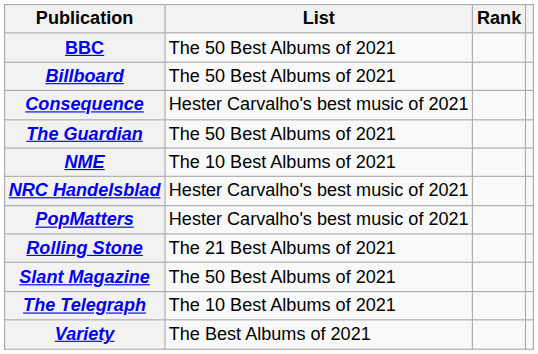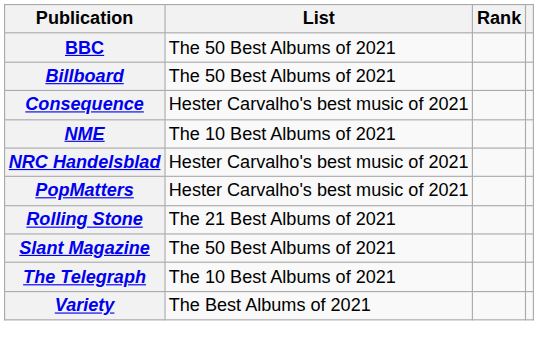- row: (85, 133)
